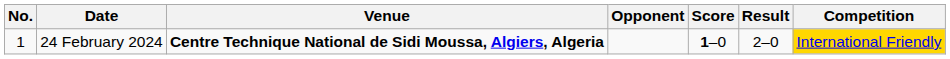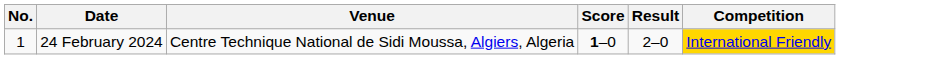- column: (648, 16)
(387, 41) bold -> (372, 41) normal
